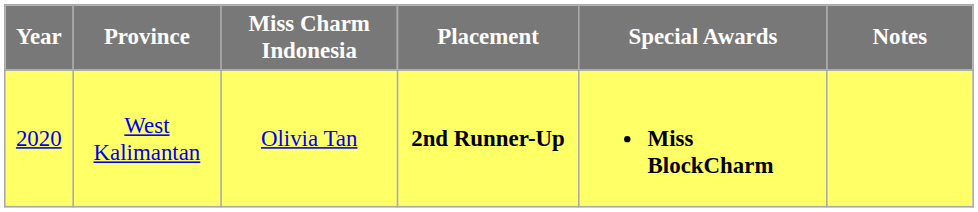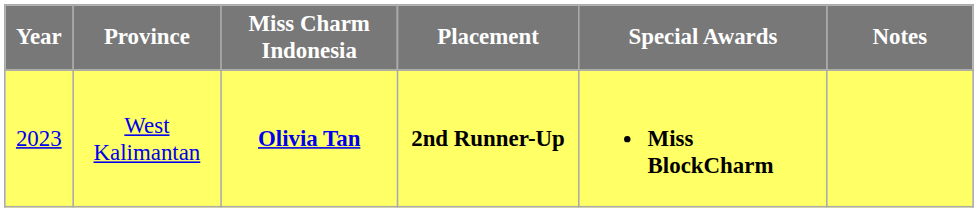(39, 138) 2020 -> (39, 138) 2023
(309, 138) normal -> (309, 138) bold
